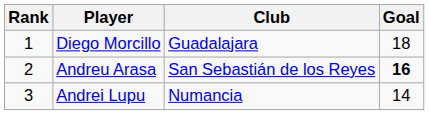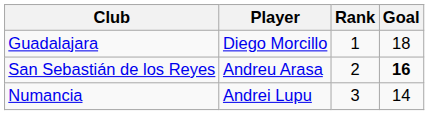columns swapped: (28, 17) <-> (272, 17)
